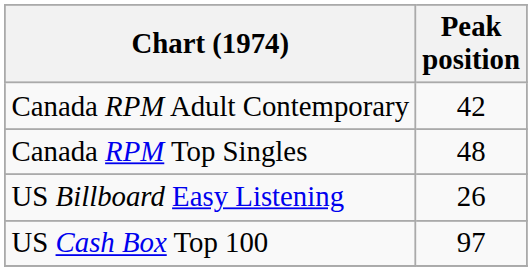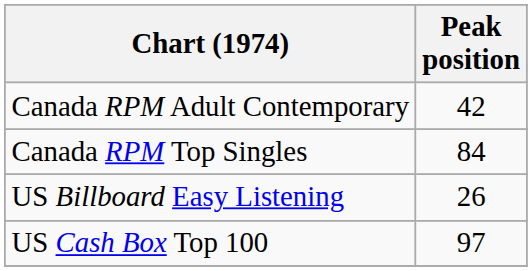(471, 151) 48 -> (471, 151) 84
